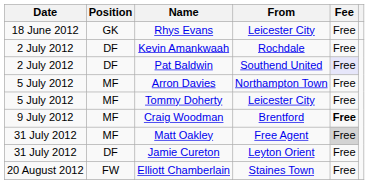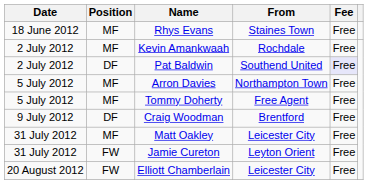(110, 30) GK -> (110, 30) MF
(281, 30) Leicester City -> (281, 30) Staines Town
(110, 48) DF -> (110, 48) MF
(281, 100) Leicester City -> (281, 100) Free Agent
(110, 118) MF -> (110, 118) DF
(344, 118) bold -> (344, 118) normal
(281, 135) Free Agent -> (281, 135) Leicester City
(344, 135) lightgrey background -> (344, 135) no background
(110, 153) DF -> (110, 153) FW
(281, 170) Staines Town -> (281, 170) Leicester City
